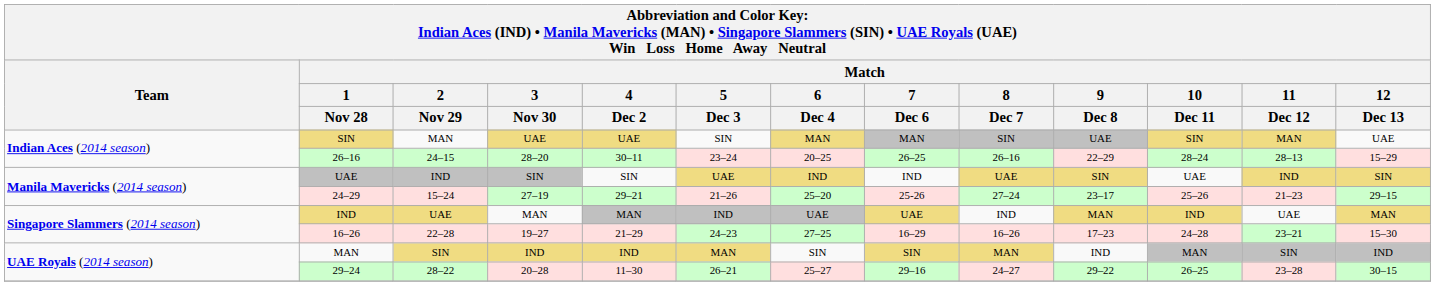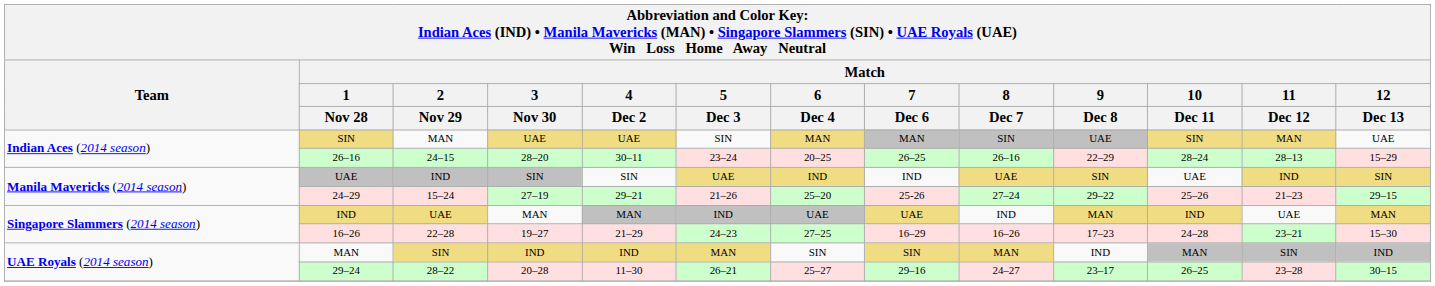(1100, 195) 23–17 -> (1100, 195) 29–22
(1100, 271) 29–22 -> (1100, 271) 23–17
